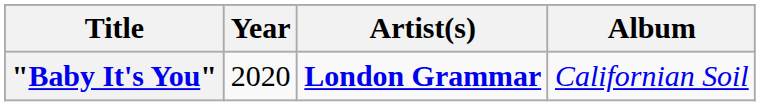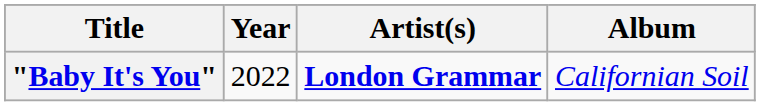(261, 75) 2020 -> (261, 75) 2022
